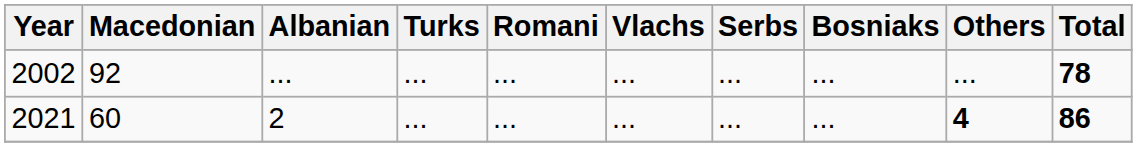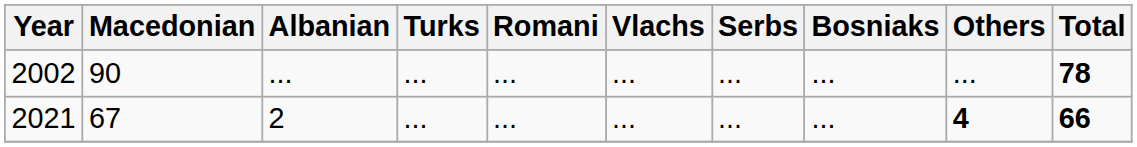(105, 73) 92 -> (105, 73) 90
(105, 118) 60 -> (105, 118) 67
(1075, 118) 86 -> (1075, 118) 66
